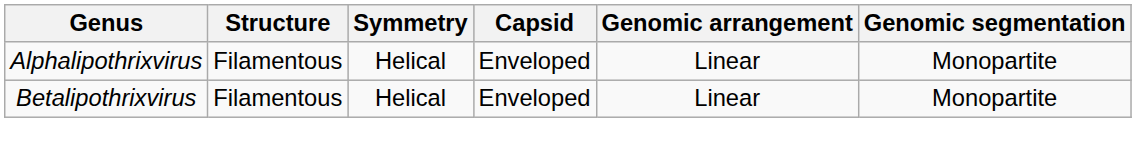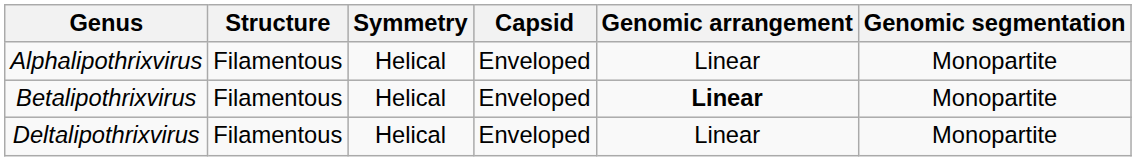(727, 98) normal -> (727, 98) bold
+ row: (106, 135)
